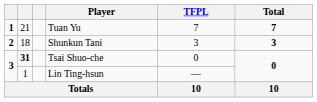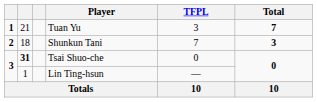(196, 27) 7 -> (196, 27) 3
(196, 43) 3 -> (196, 43) 7
